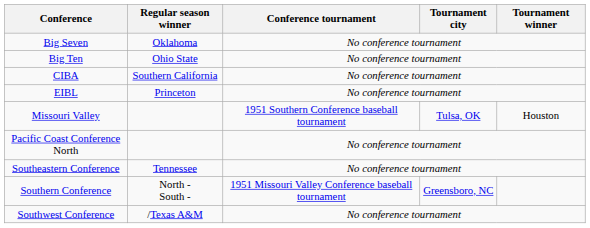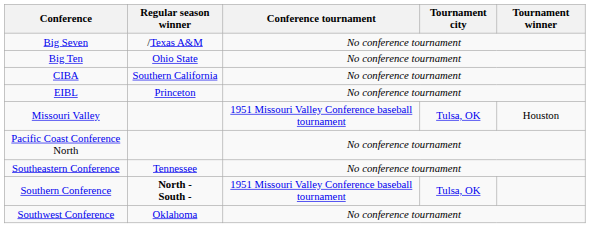(175, 42) Oklahoma -> (175, 42) /Texas A&M
(321, 116) 1951 Southern Conference baseball tournament -> (321, 116) 1951 Missouri Valley Conference baseball tournament
(175, 191) normal -> (175, 191) bold
(458, 191) Greensboro, NC -> (458, 191) Tulsa, OK
(175, 214) /Texas A&M -> (175, 214) Oklahoma
